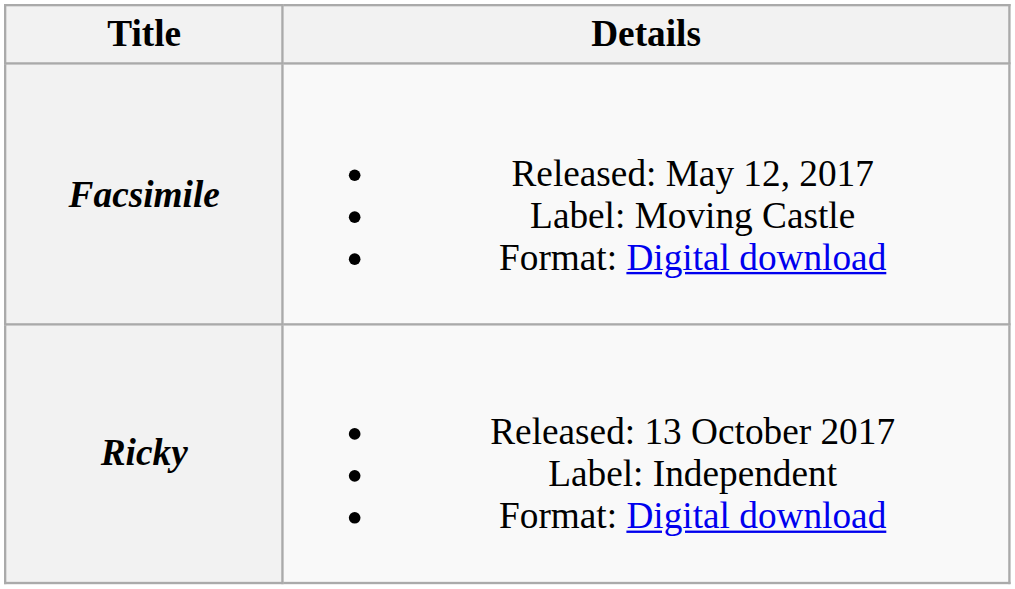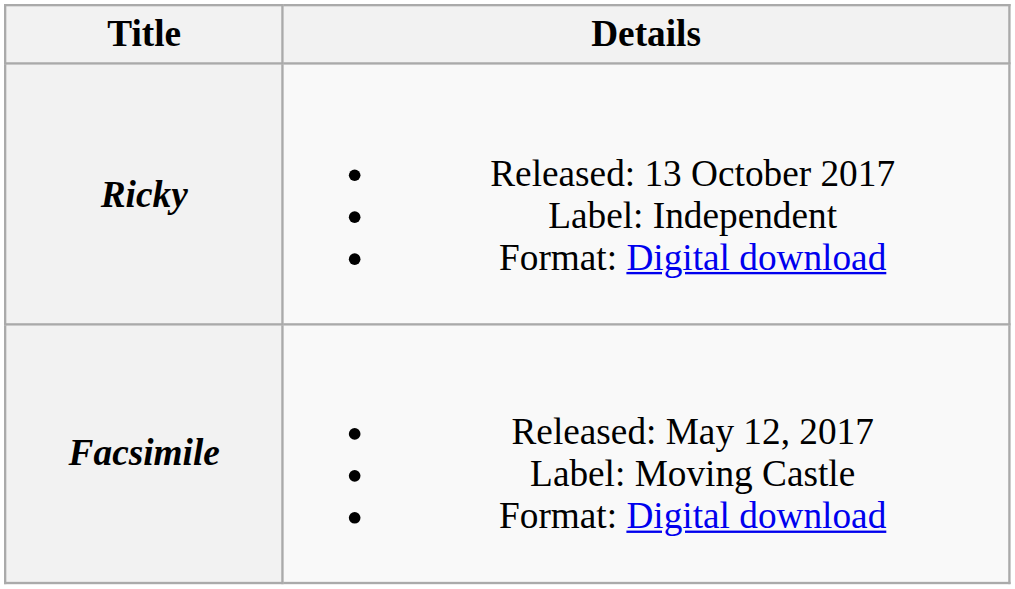rows swapped: (144, 193) <-> (144, 452)
